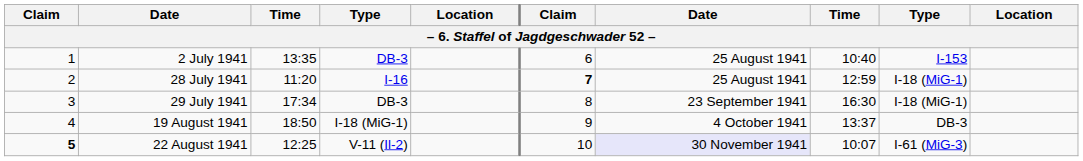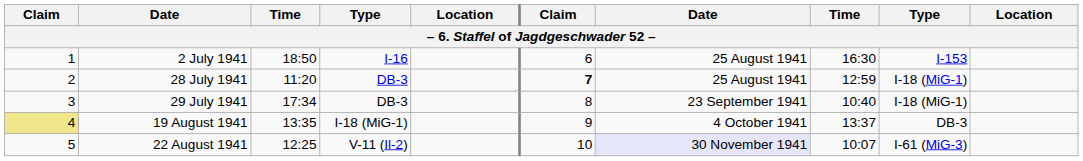(299, 58) 13:35 -> (299, 58) 18:50
(392, 58) DB-3 -> (396, 58) I-16
(859, 58) 10:40 -> (859, 58) 16:30
(396, 79) I-16 -> (392, 79) DB-3
(859, 101) 16:30 -> (859, 101) 10:40
(72, 123) no background -> (72, 123) khaki background
(299, 123) 18:50 -> (299, 123) 13:35
(72, 144) bold -> (72, 144) normal
